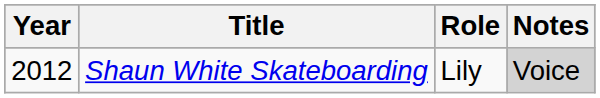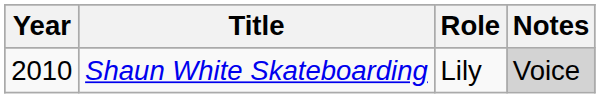(42, 69) 2012 -> (42, 69) 2010
